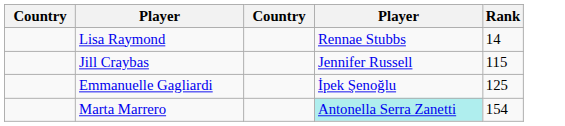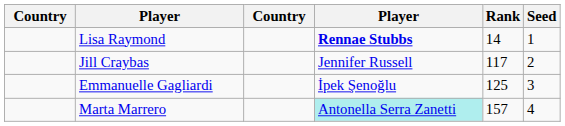+ column: (542, 16)
(362, 39) normal -> (365, 39) bold
(497, 62) 115 -> (497, 62) 117
(497, 109) 154 -> (497, 109) 157
